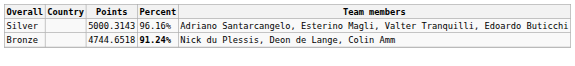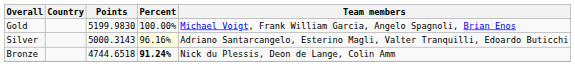+ row: (17, 26)
(155, 26) no background -> (155, 40) lightyellow background
